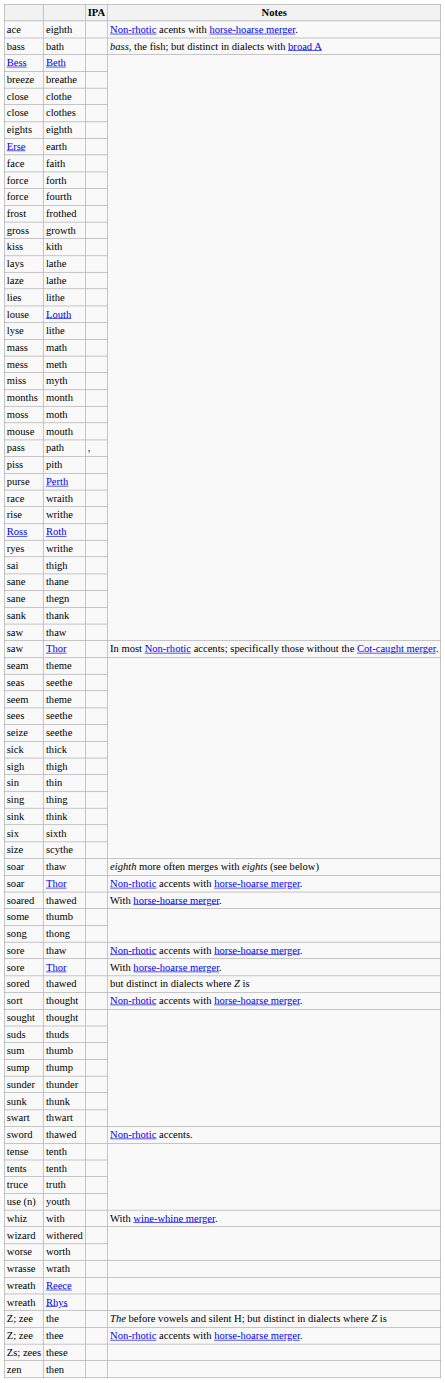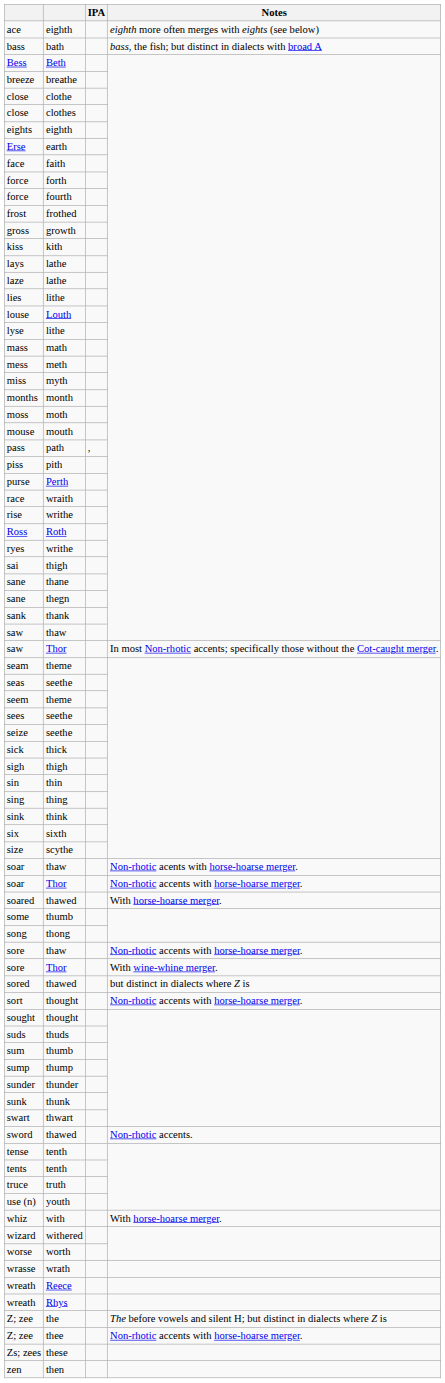(204, 29) Non-rhotic acents with horse-hoarse merger. -> (214, 29) eighth more often merges with eights (see below)
(214, 866) eighth more often merges with eights (see below) -> (204, 866) Non-rhotic acents with horse-hoarse merger.
(166, 967) With horse-hoarse merger. -> (164, 967) With wine-whine merger.
(164, 1218) With wine-whine merger. -> (166, 1218) With horse-hoarse merger.
